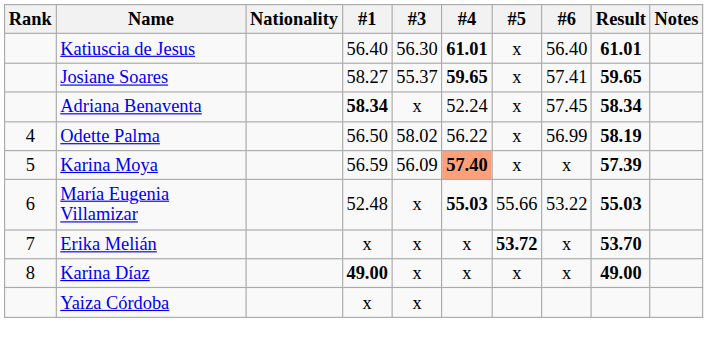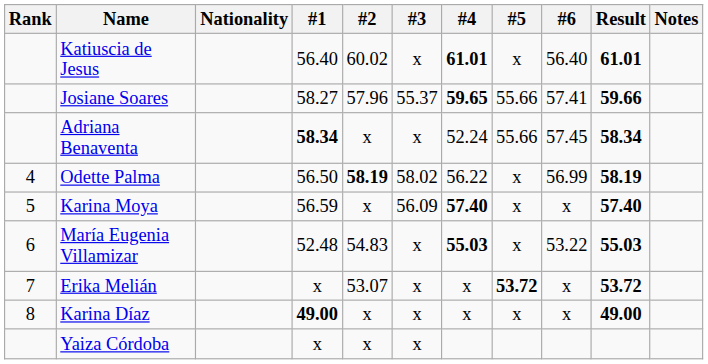+ column: (367, 19)
(417, 48) 56.30 -> (417, 58) x
(517, 77) x -> (517, 98) 55.66
(621, 77) 59.65 -> (621, 98) 59.66
(517, 106) x -> (517, 137) 55.66
(467, 164) lightsalmon background -> (467, 206) no background
(621, 164) 57.39 -> (621, 206) 57.40
(517, 204) 55.66 -> (517, 245) x
(621, 244) 53.70 -> (621, 285) 53.72
